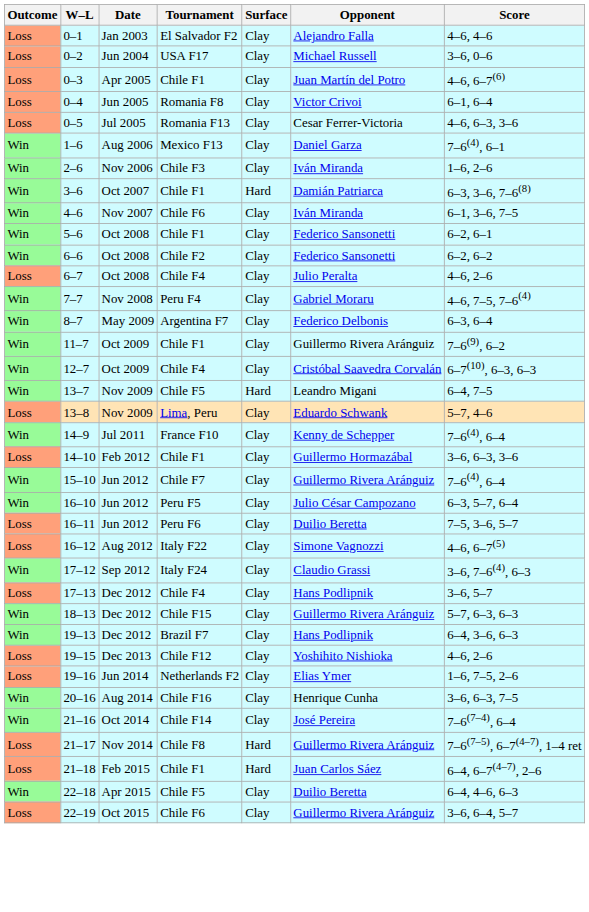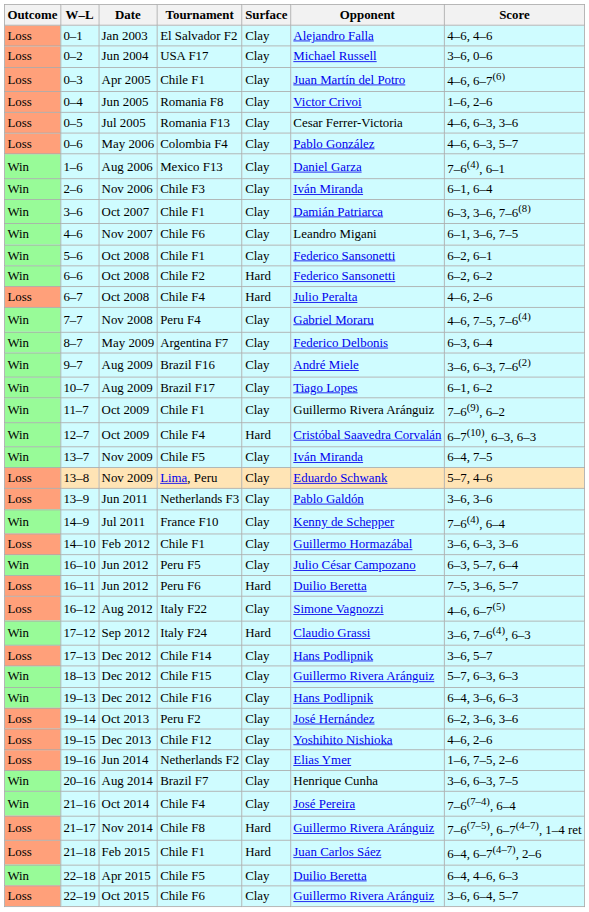(470, 101) 6–1, 6–4 -> (470, 101) 1–6, 2–6
+ row: (73, 143)
(470, 167) 1–6, 2–6 -> (470, 188) 6–1, 6–4
(258, 190) Hard -> (257, 211) Clay
(328, 213) Iván Miranda -> (335, 233) Leandro Migani
(257, 254) Clay -> (258, 275) Hard
(257, 275) Clay -> (258, 296) Hard
+ row: (73, 364)
+ row: (76, 387)
(257, 367) Clay -> (258, 434) Hard
(258, 390) Hard -> (257, 456) Clay
(335, 390) Leandro Migani -> (328, 456) Iván Miranda
+ row: (76, 498)
- row: (80, 479)
(257, 522) Clay -> (258, 585) Hard
(257, 569) Clay -> (258, 632) Hard
(183, 592) Chile F4 -> (186, 655) Chile F14
(184, 634) Brazil F7 -> (186, 697) Chile F16
+ row: (80, 718)
(186, 697) Chile F16 -> (184, 780) Brazil F7
(186, 719) Chile F14 -> (183, 803) Chile F4
